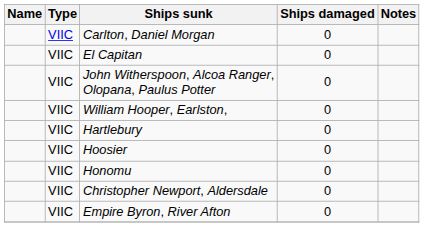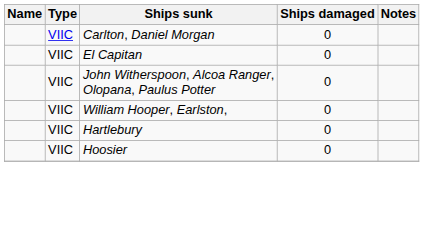- row: (107, 171)
- row: (175, 191)
- row: (157, 211)
